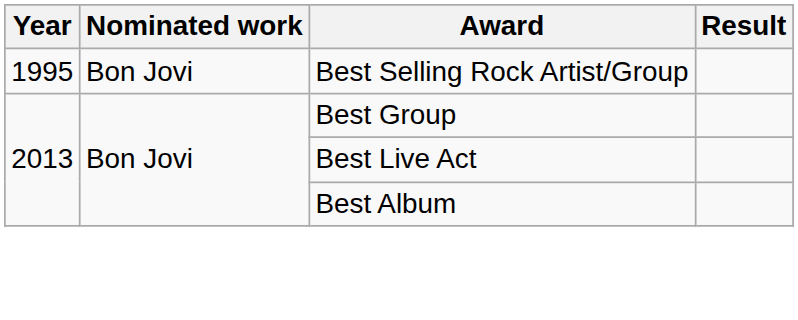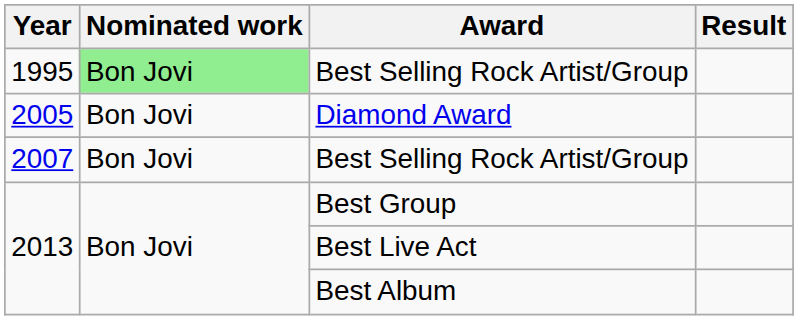(139, 70) no background -> (139, 70) lightgreen background
+ row: (42, 114)
+ row: (42, 159)
